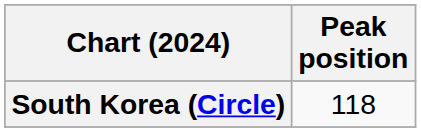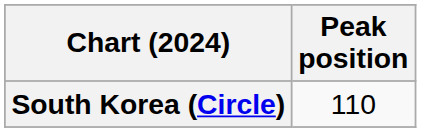(353, 103) 118 -> (353, 103) 110
